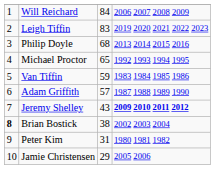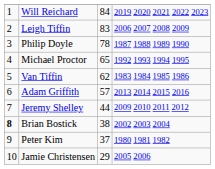(152, 12) 2006 2007 2008 2009 -> (161, 12) 2019 2020 2021 2022 2023
(161, 28) 2019 2020 2021 2022 2023 -> (152, 28) 2006 2007 2008 2009
(105, 44) 68 -> (105, 44) 78
(152, 44) 2013 2014 2015 2016 -> (152, 44) 1987 1988 1989 1990
(105, 76) 59 -> (105, 76) 62
(152, 92) 1987 1988 1989 1990 -> (152, 92) 2013 2014 2015 2016
(105, 108) 43 -> (105, 108) 44
(151, 108) bold -> (151, 108) normal
(105, 140) 31 -> (105, 140) 37
